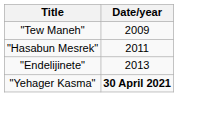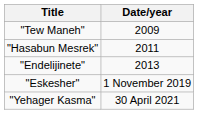+ row: (53, 83)
(137, 83) bold -> (147, 100) normal
